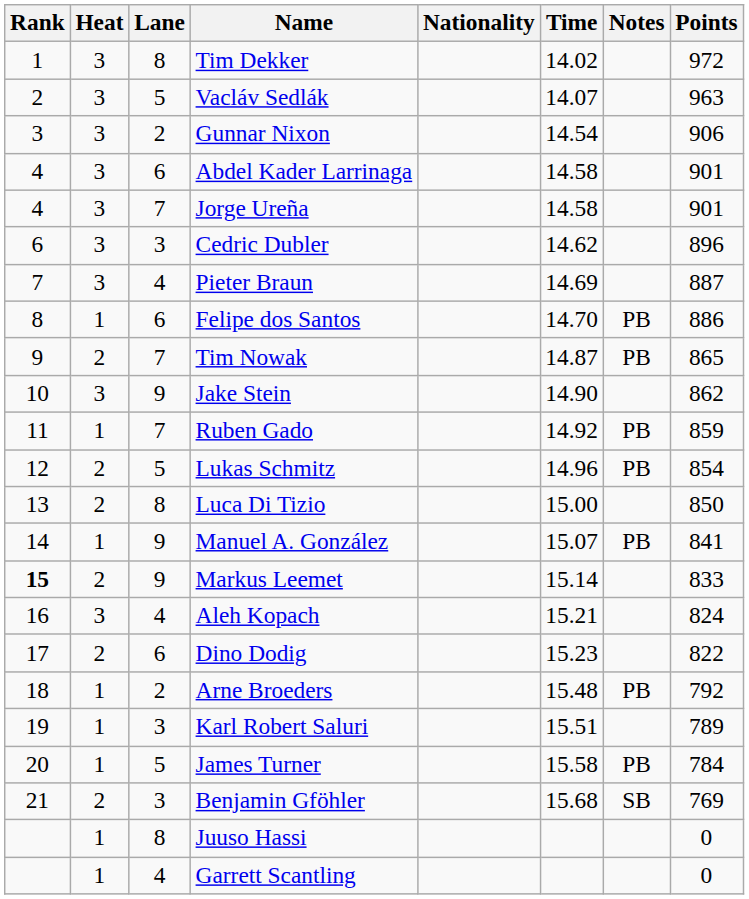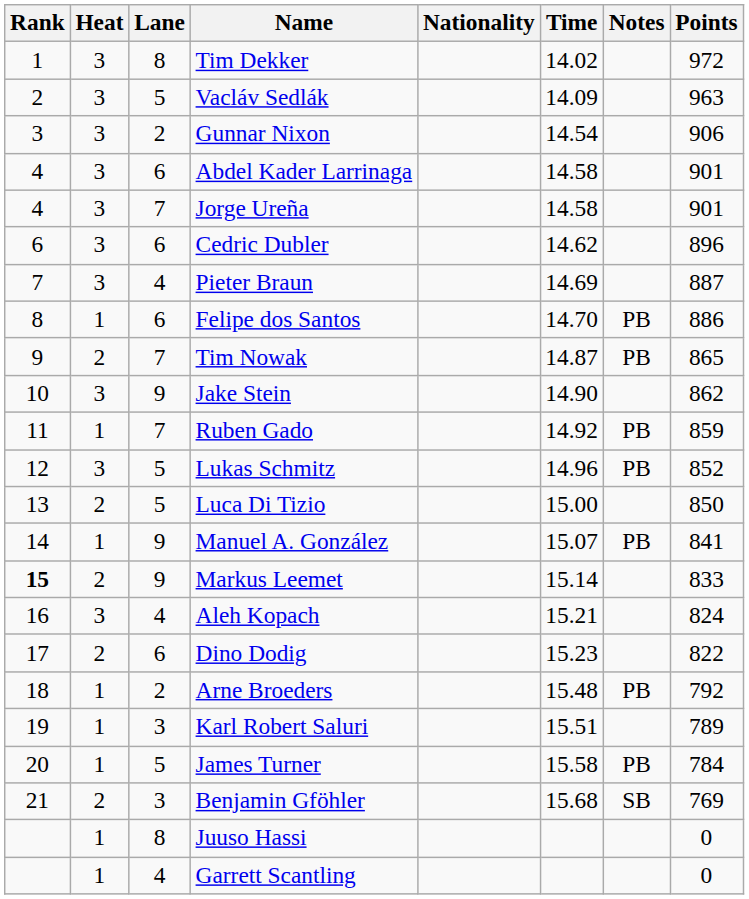(572, 97) 14.07 -> (572, 97) 14.09
(159, 245) 3 -> (159, 245) 6
(99, 467) 2 -> (99, 467) 3
(706, 467) 854 -> (706, 467) 852
(159, 504) 8 -> (159, 504) 5
